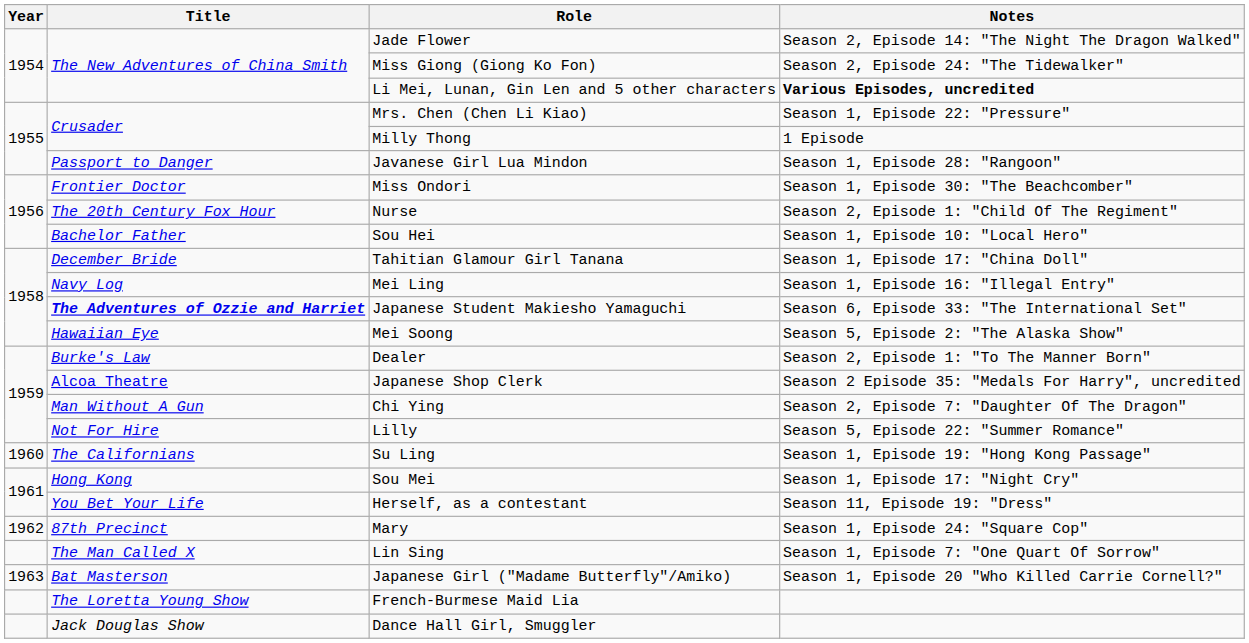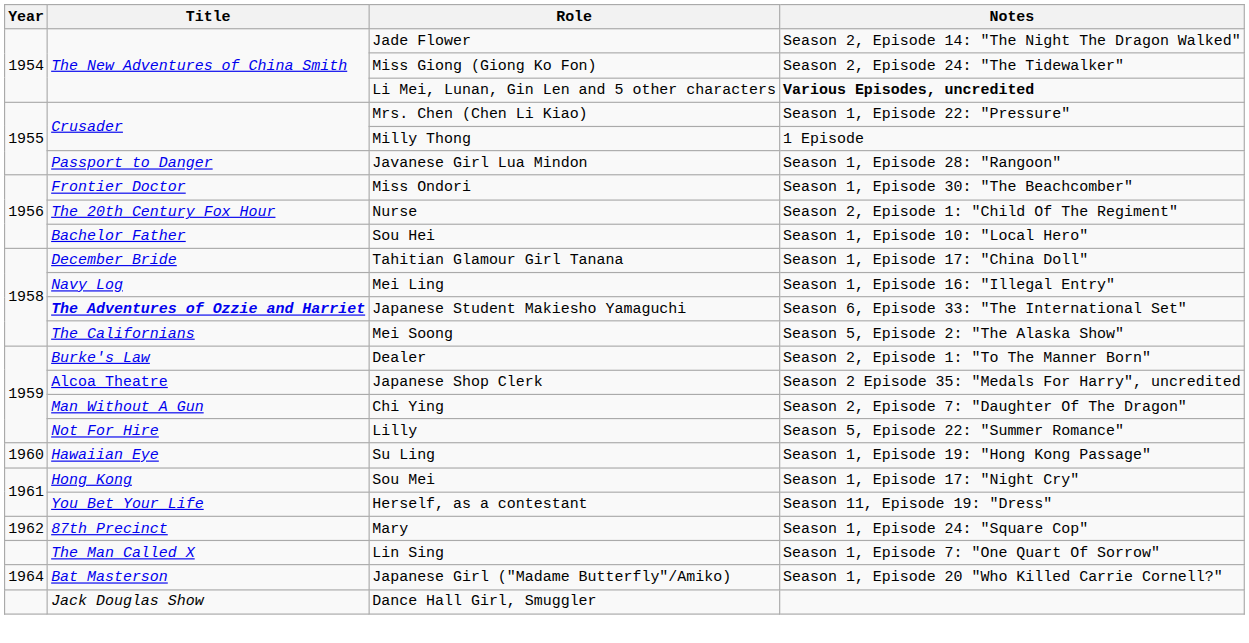(105, 334) Hawaiian Eye -> (123, 334) The Californians
(123, 455) The Californians -> (105, 455) Hawaiian Eye
(26, 577) 1963 -> (26, 577) 1964
- row: (475, 602)
